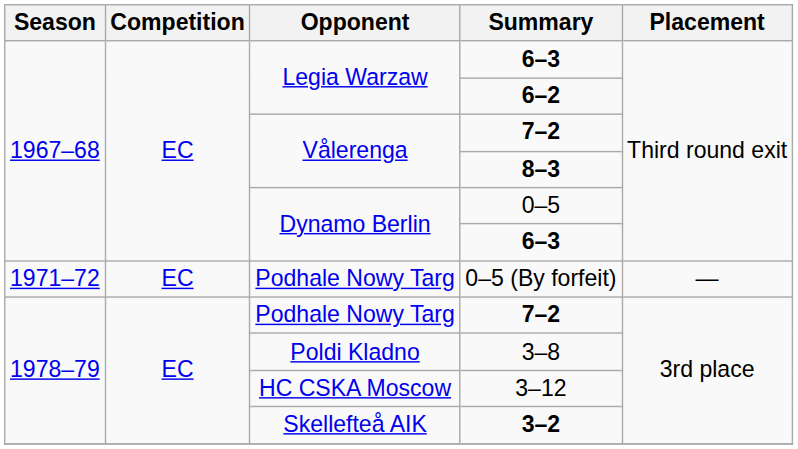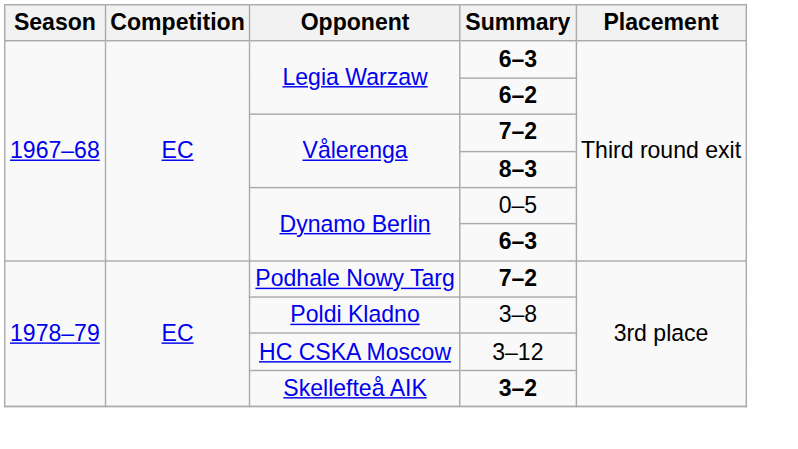- row: (355, 278)
